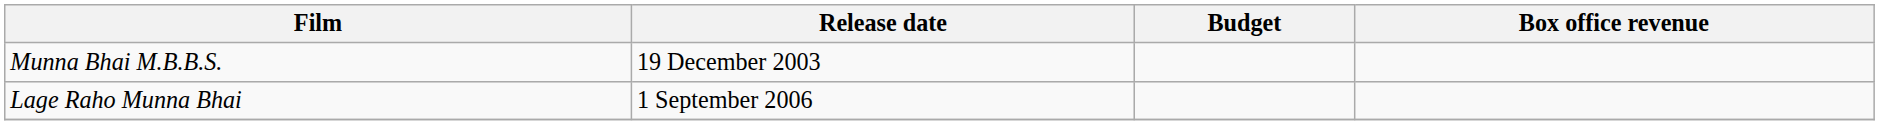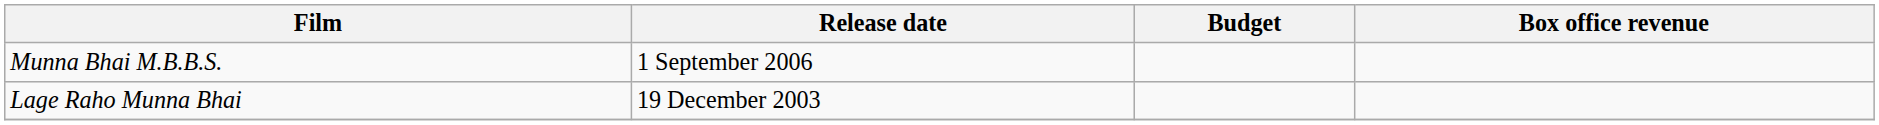(729, 61) 19 December 2003 -> (725, 61) 1 September 2006
(725, 100) 1 September 2006 -> (729, 100) 19 December 2003
